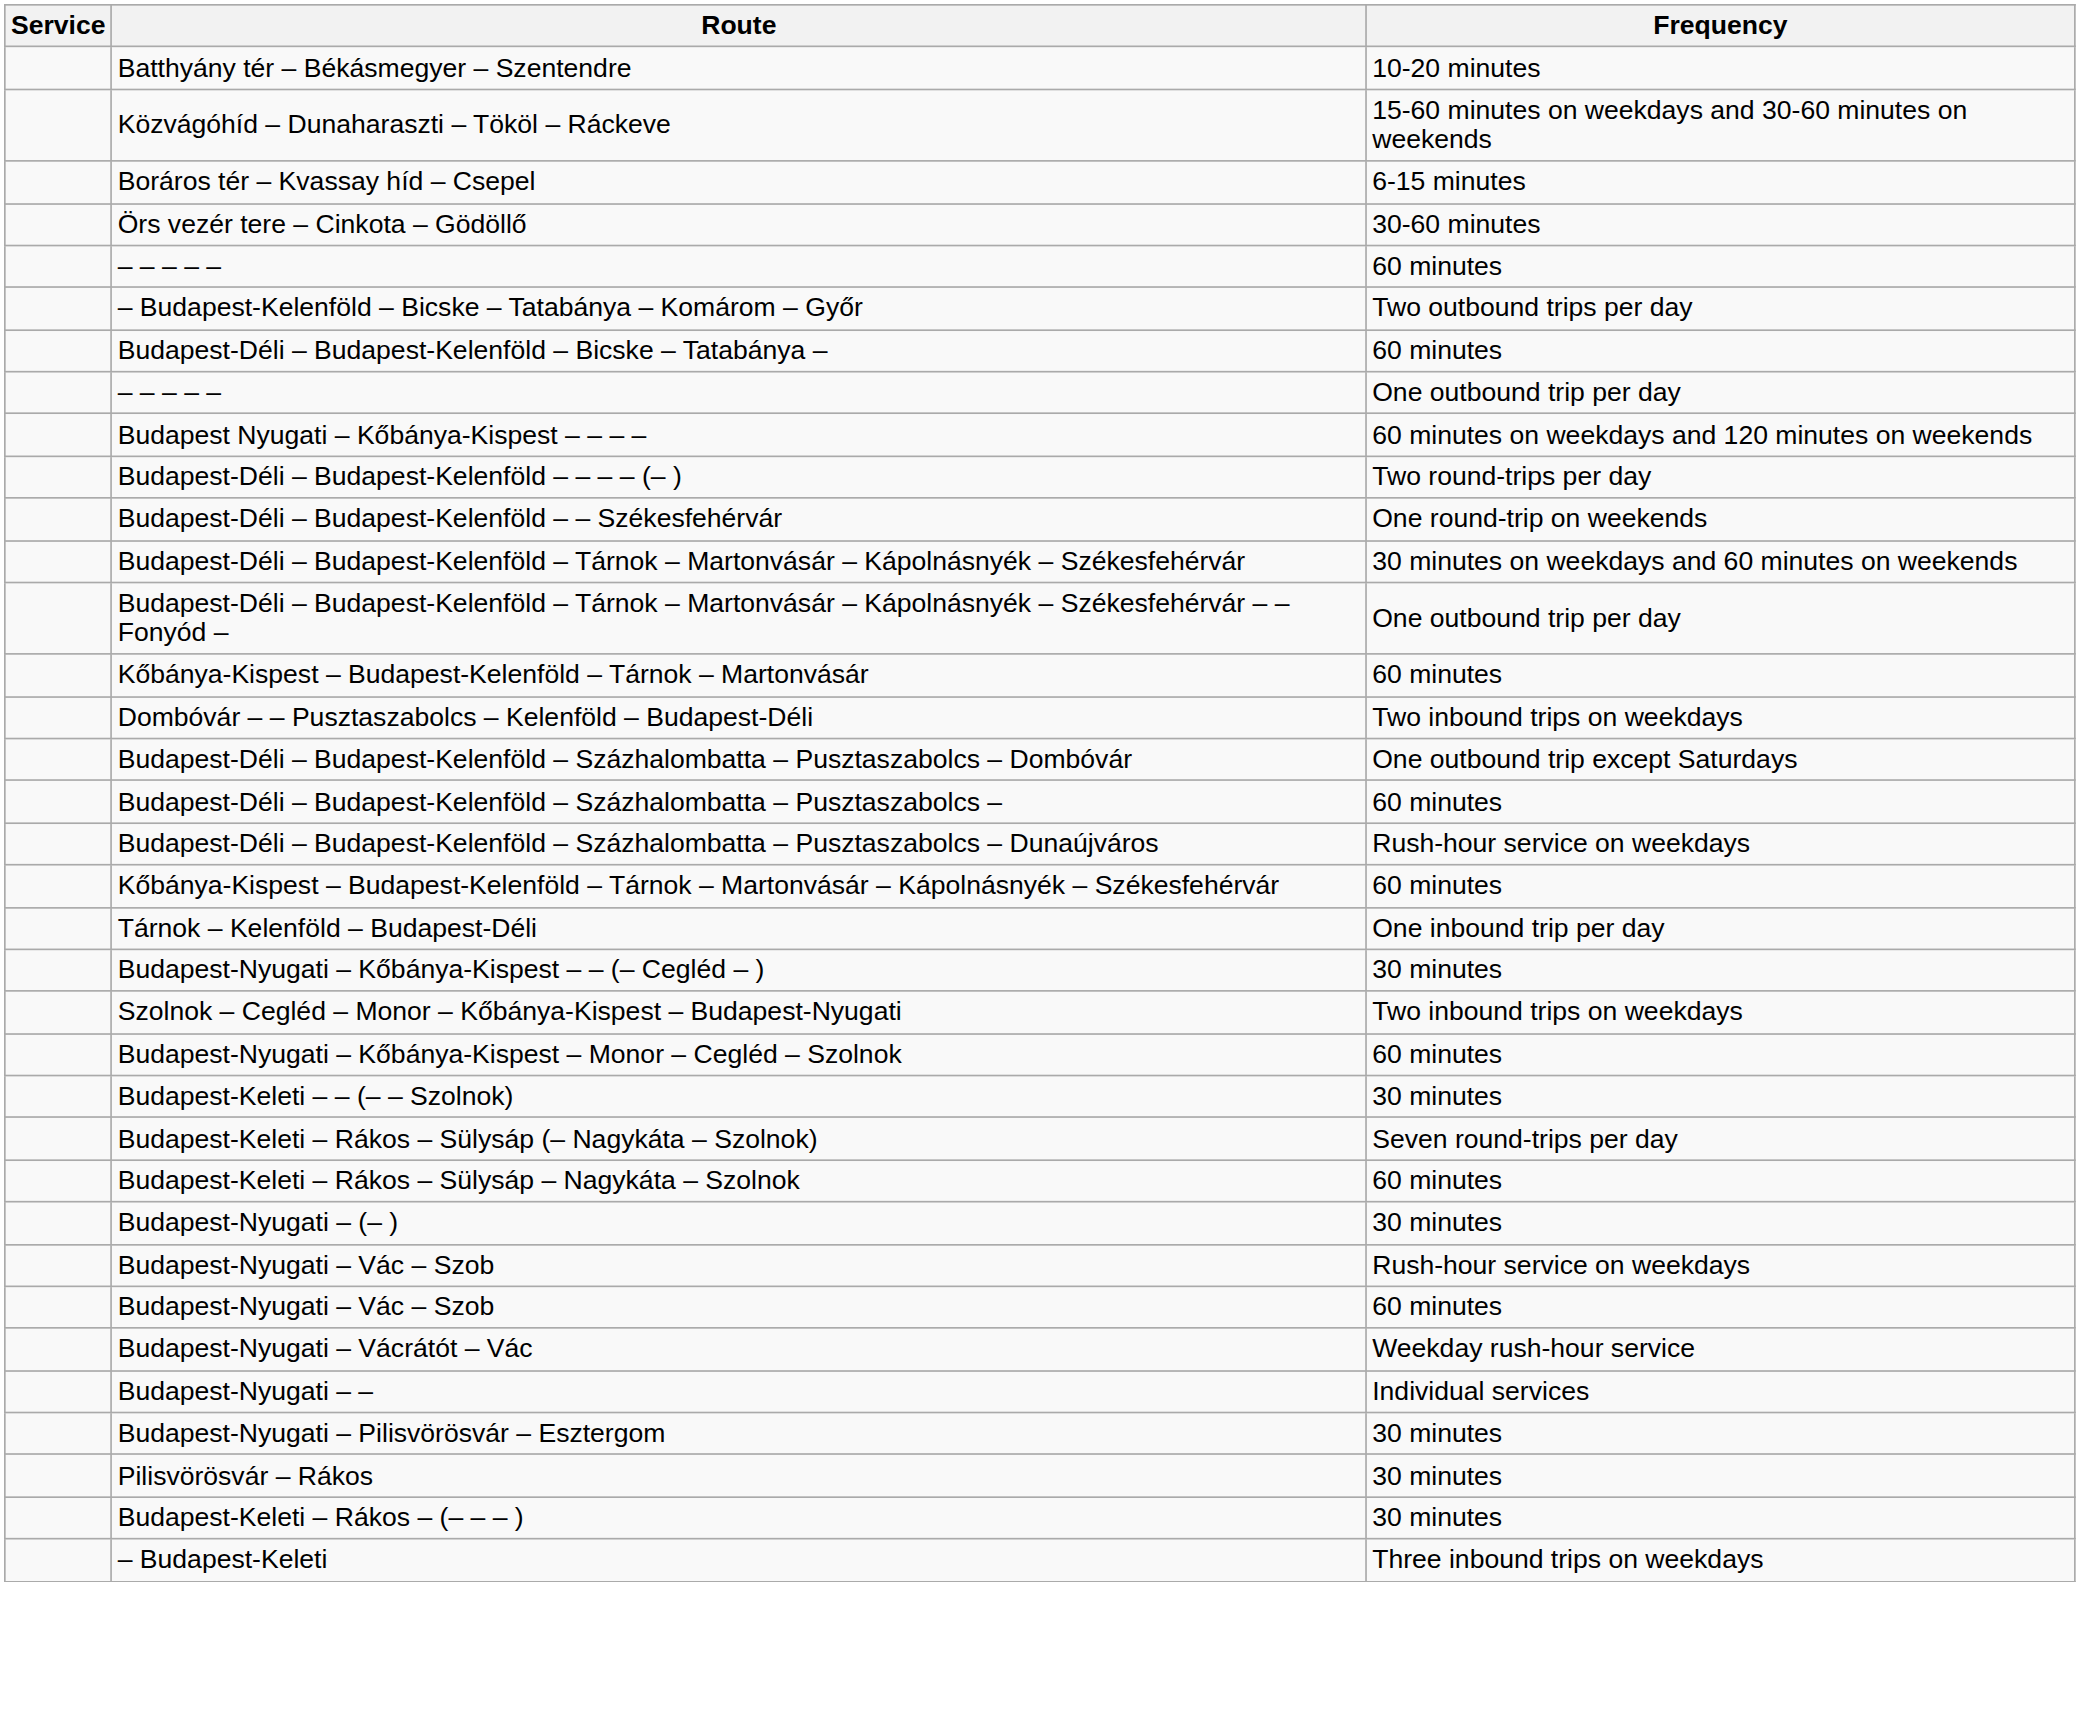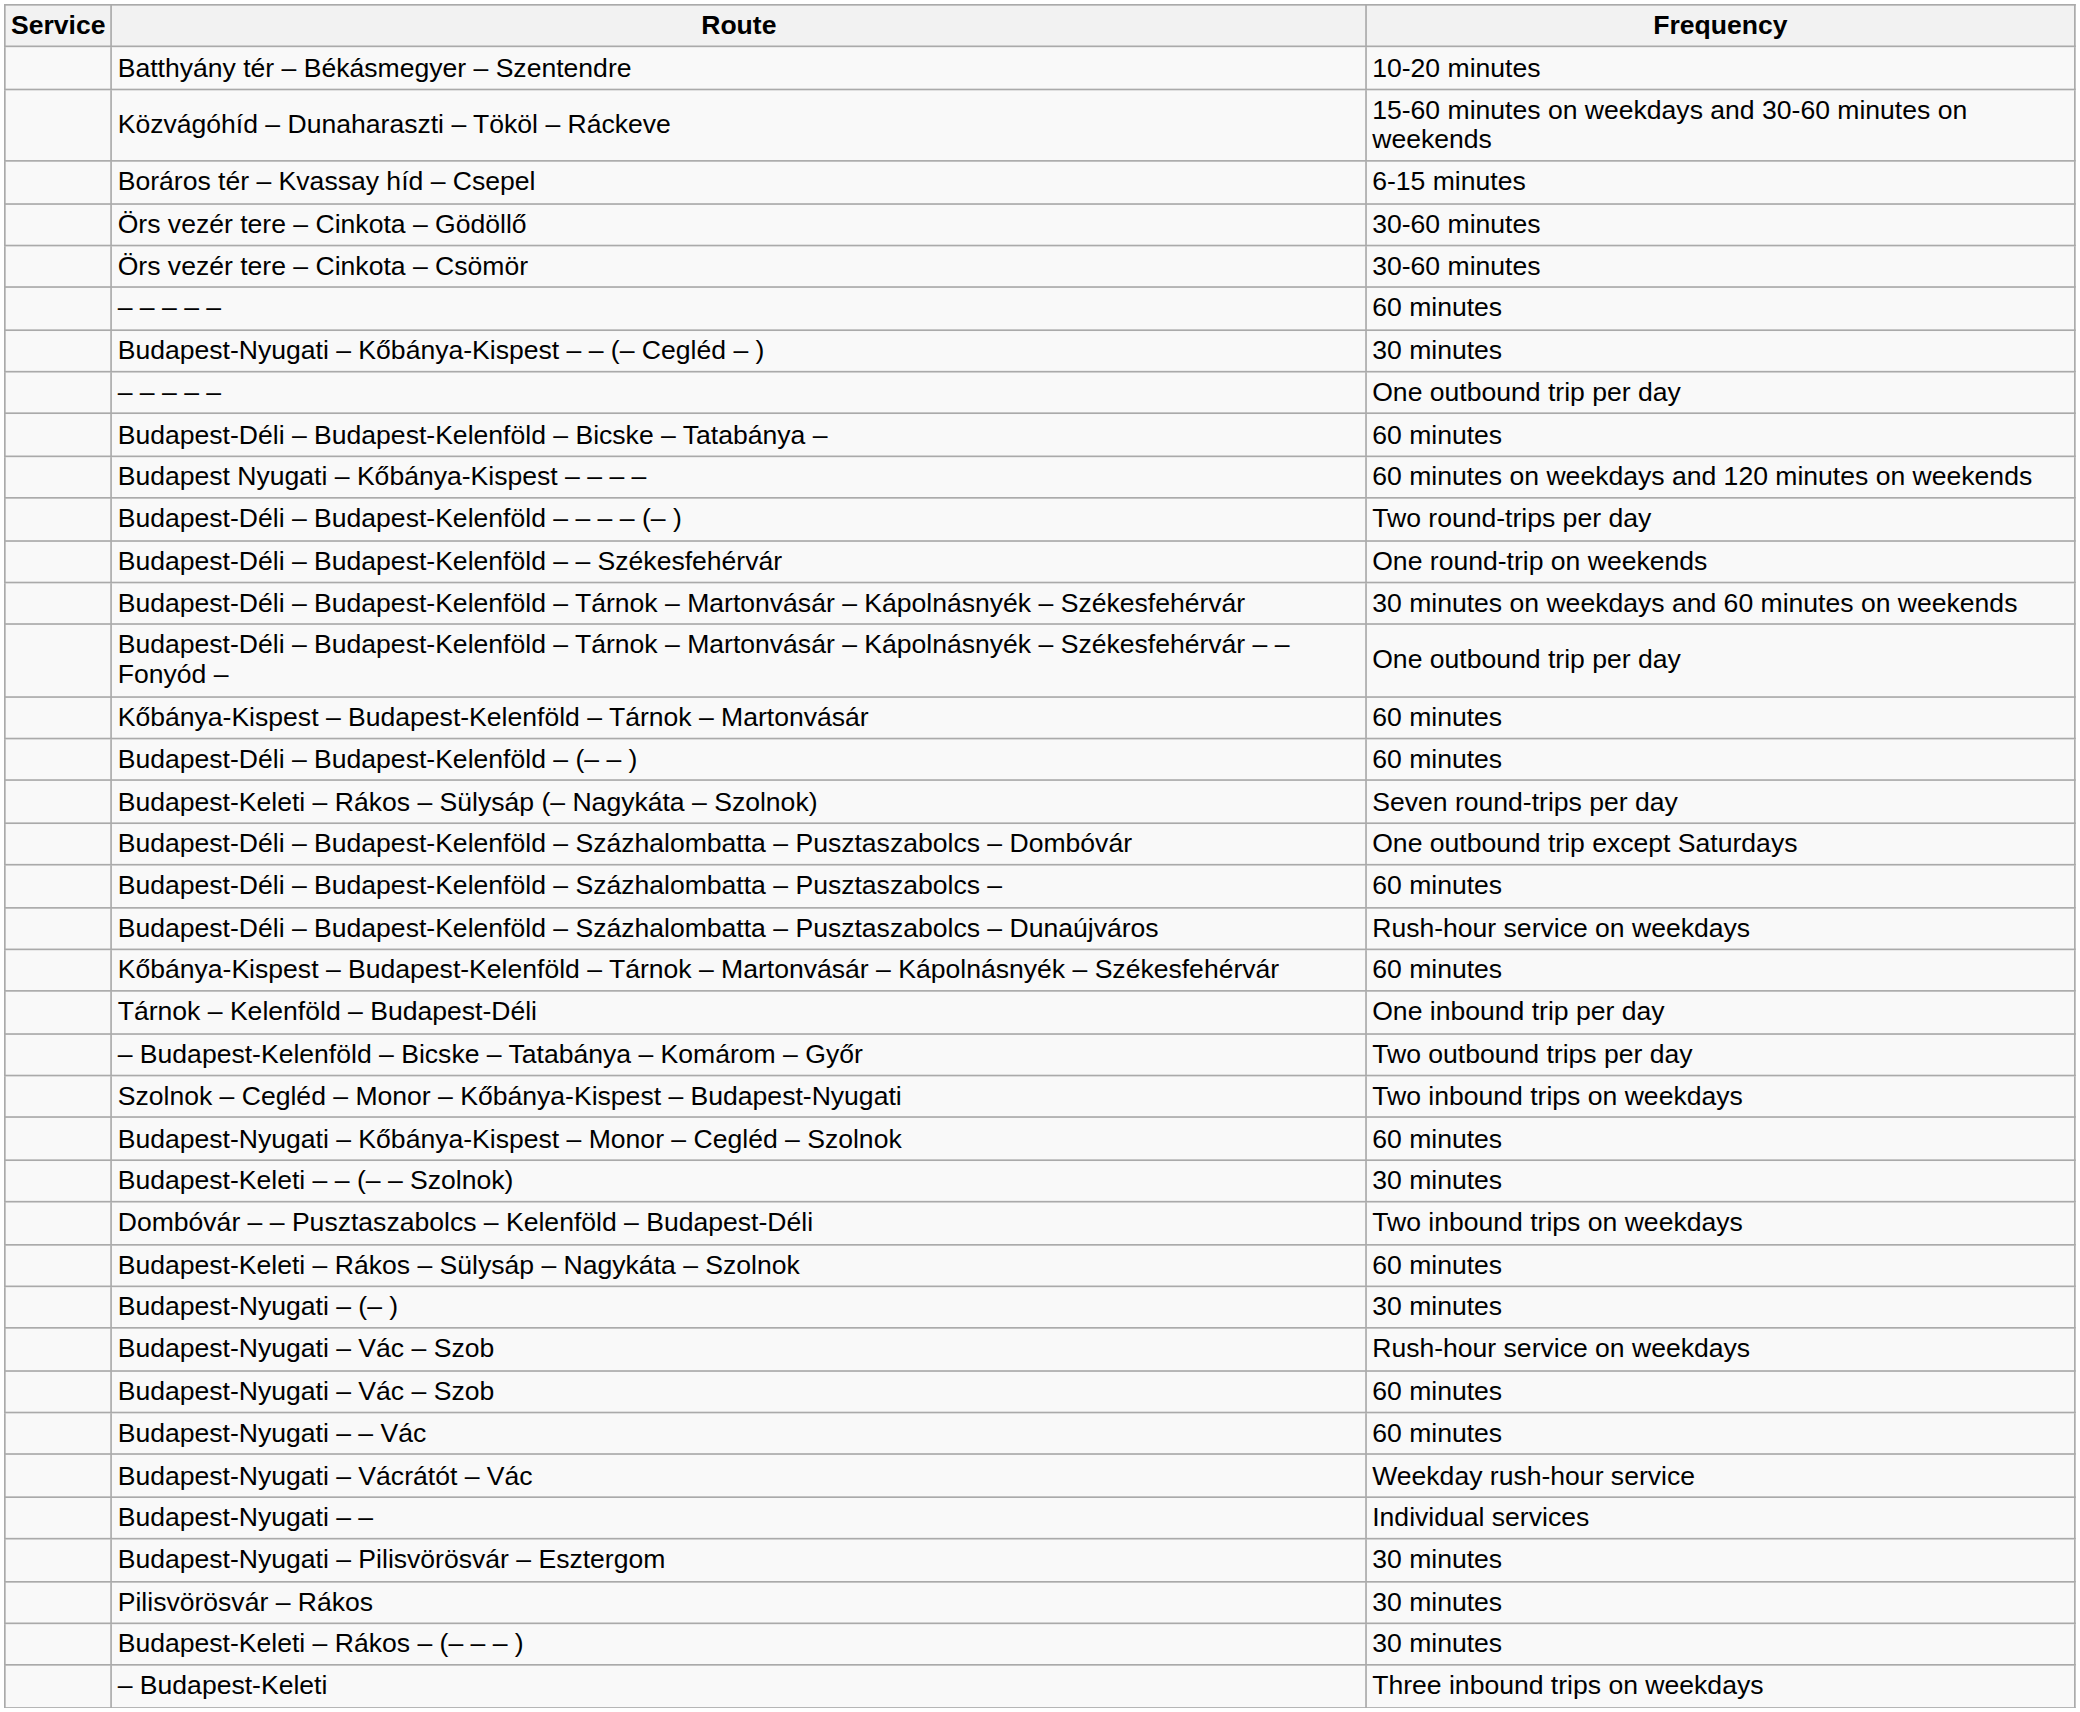+ row: (323, 266)
rows swapped: (490, 308) <-> (441, 969)
rows swapped: (473, 350) <-> (169, 392)
+ row: (378, 759)
rows swapped: (465, 717) <-> (468, 1138)
+ row: (272, 1433)
